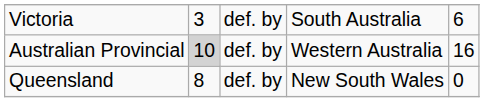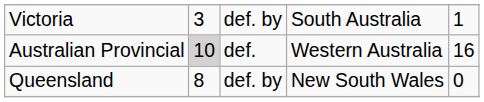(458, 19) 6 -> (458, 19) 1
(253, 50) def. by -> (240, 50) def.
